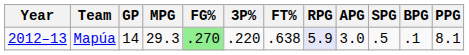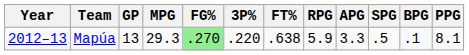(131, 39) 14 -> (131, 39) 13
(320, 39) lavender background -> (320, 39) no background
(352, 39) 3.0 -> (352, 39) 3.3
